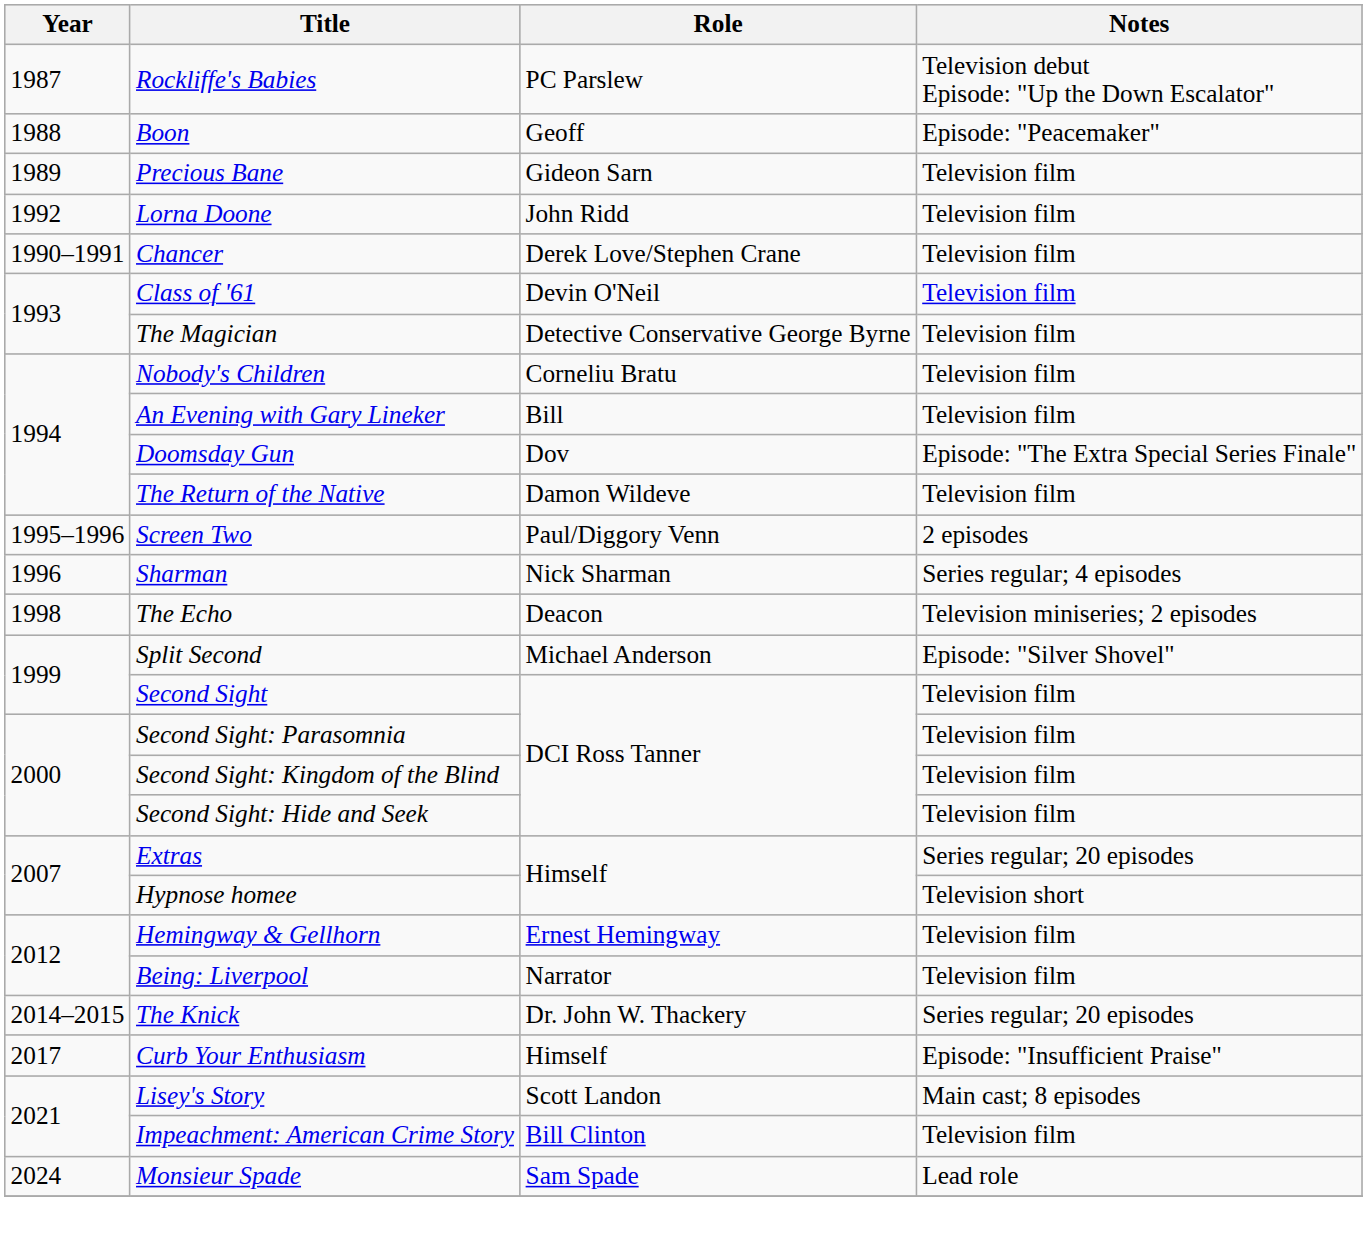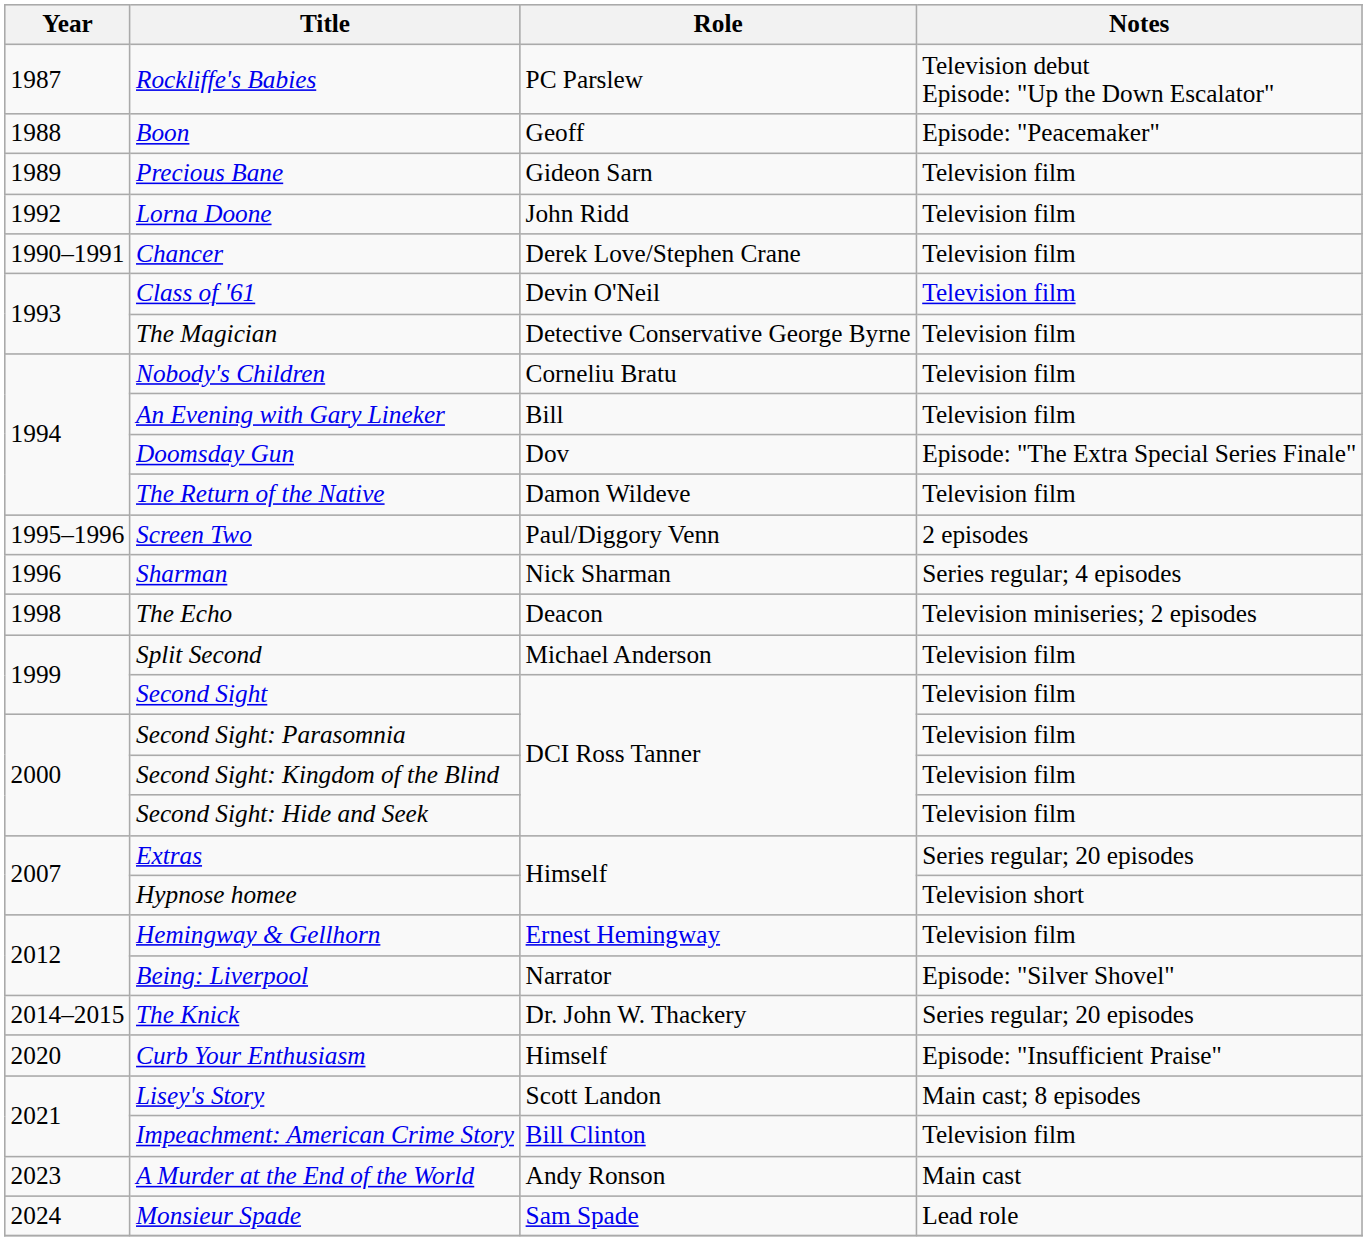(1048, 654) Episode: "Silver Shovel" -> (999, 654) Television film
(999, 975) Television film -> (1048, 975) Episode: "Silver Shovel"
(36, 1055) 2017 -> (36, 1055) 2020
+ row: (305, 1175)
